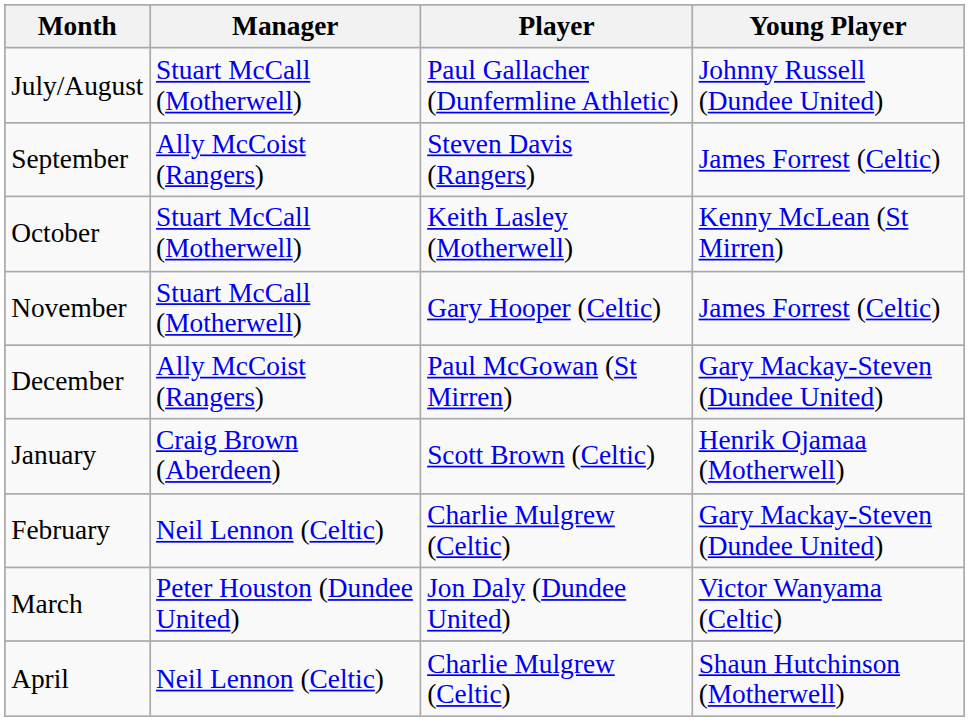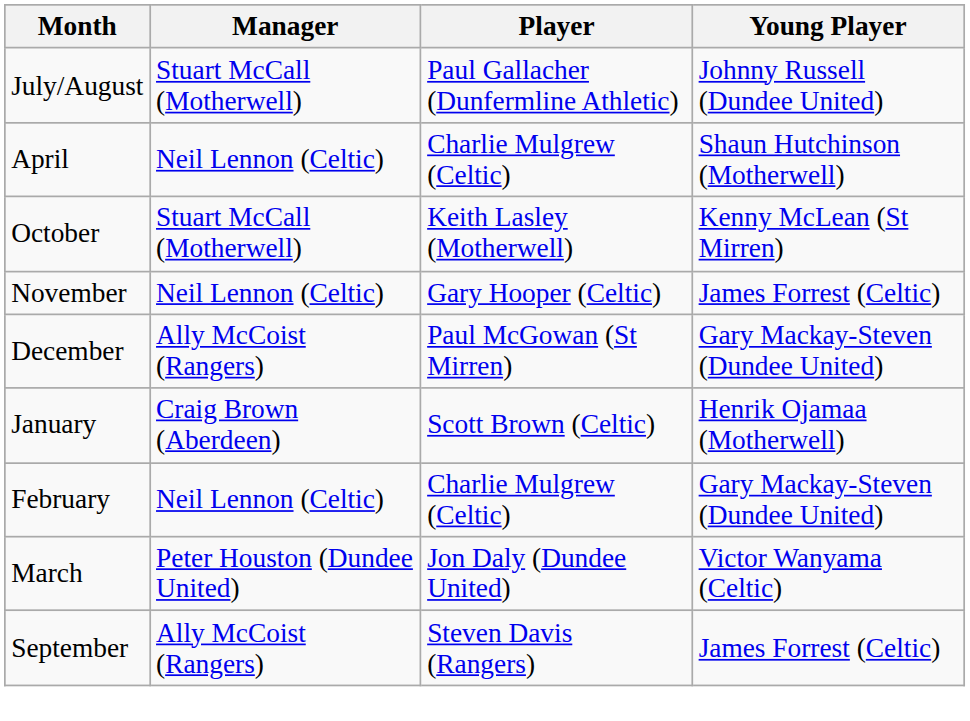rows swapped: (70, 159) <-> (40, 678)
(233, 307) Stuart McCall (Motherwell) -> (270, 292) Neil Lennon (Celtic)
